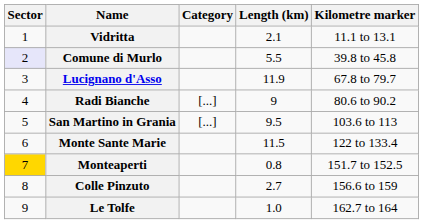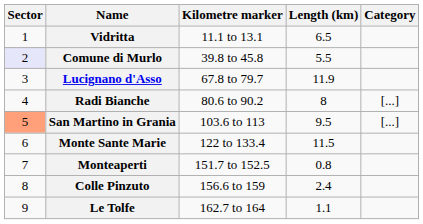columns swapped: (365, 15) <-> (207, 15)
(274, 36) 2.1 -> (324, 36) 6.5
(274, 101) 9 -> (323, 101) 8
(25, 122) no background -> (25, 122) lightsalmon background
(25, 165) gold background -> (25, 165) no background
(274, 186) 2.7 -> (324, 186) 2.4
(274, 207) 1.0 -> (324, 207) 1.1
